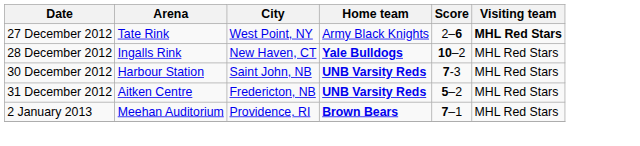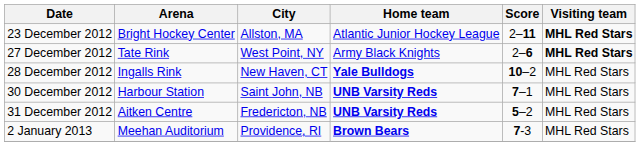+ row: (60, 33)
(452, 72) 7-3 -> (522, 92) 7–1
(452, 111) 7–1 -> (522, 131) 7-3
